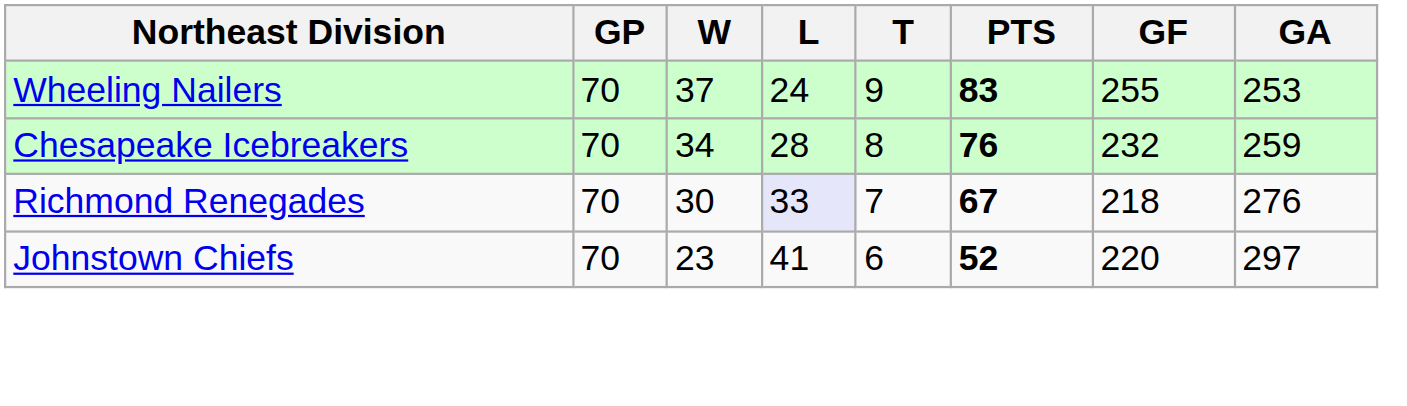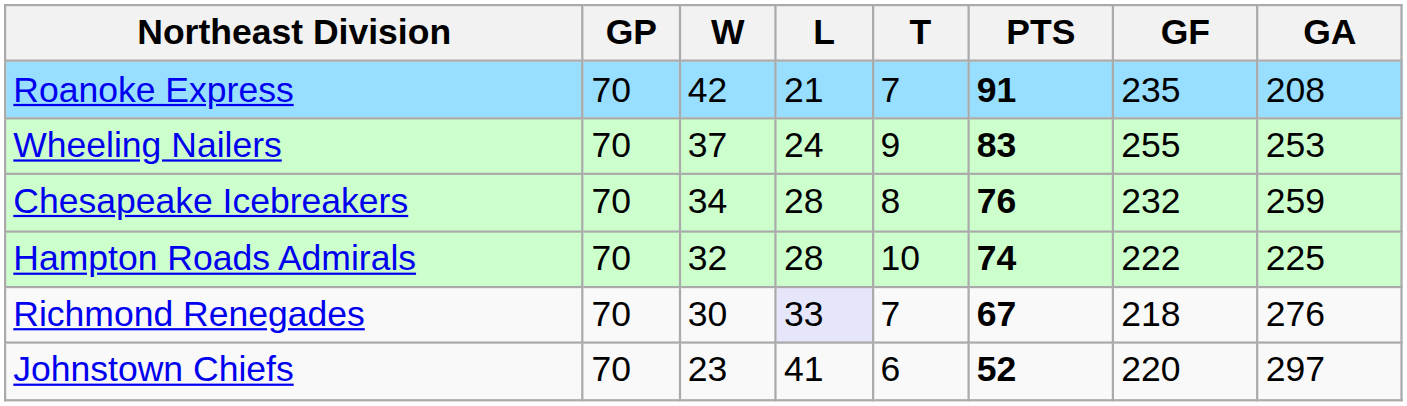+ row: (153, 88)
+ row: (215, 257)
